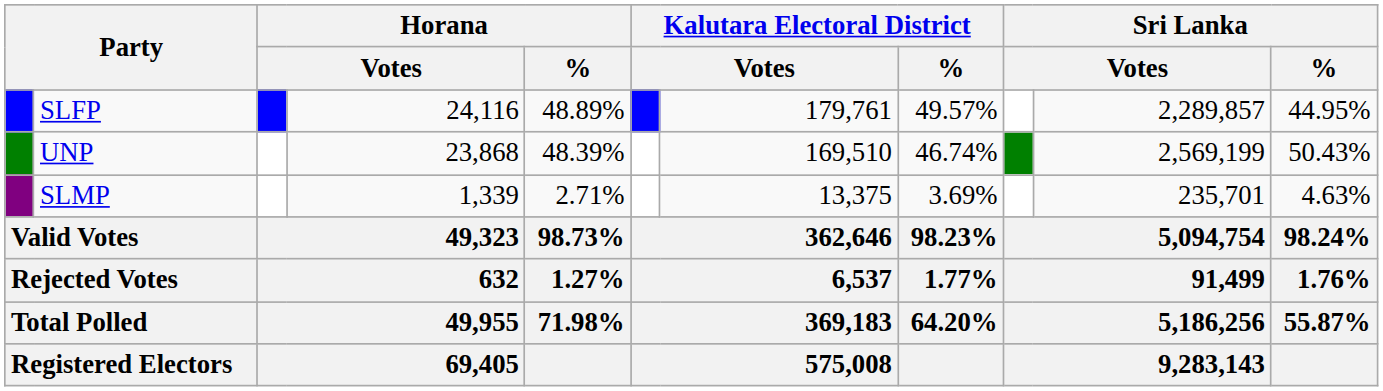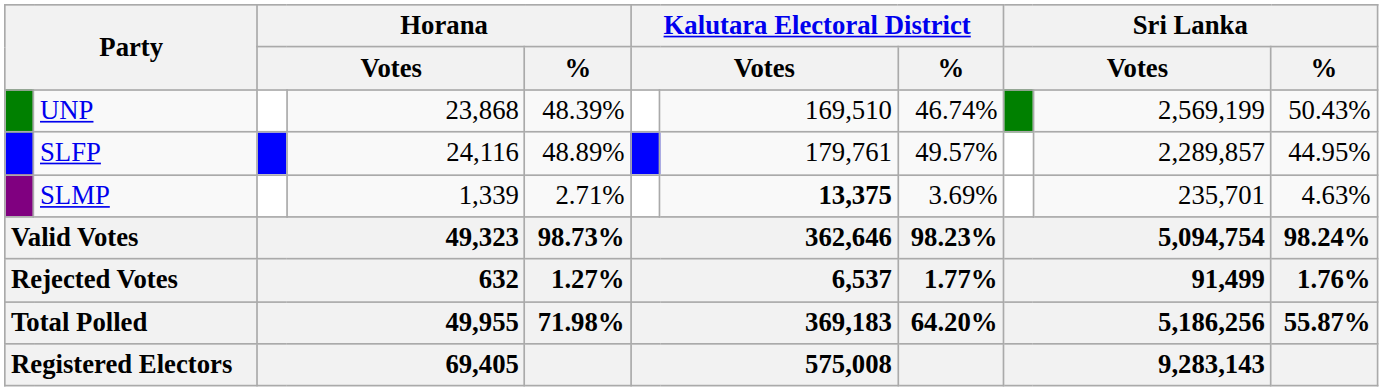rows swapped: (70, 110) <-> (67, 152)
(855, 195) normal -> (855, 195) bold
